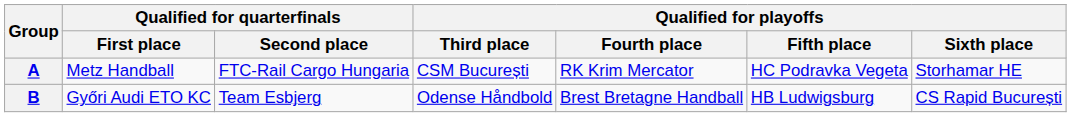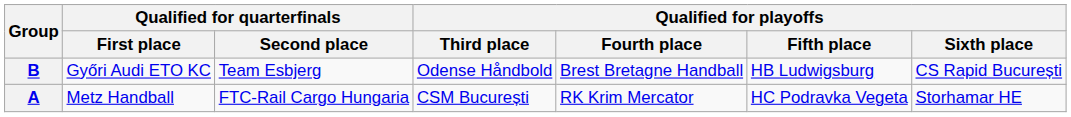rows swapped: (34, 71) <-> (34, 97)
